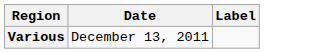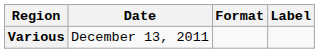+ column: (240, 16)
